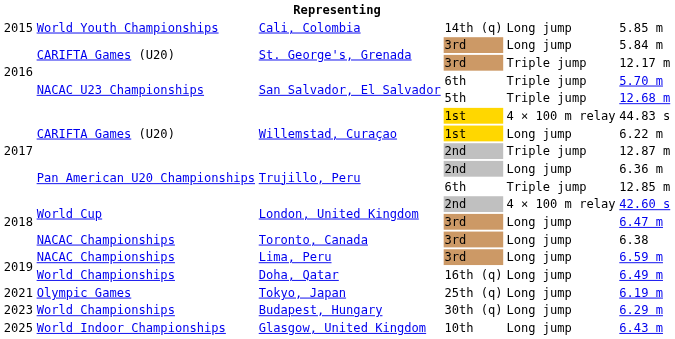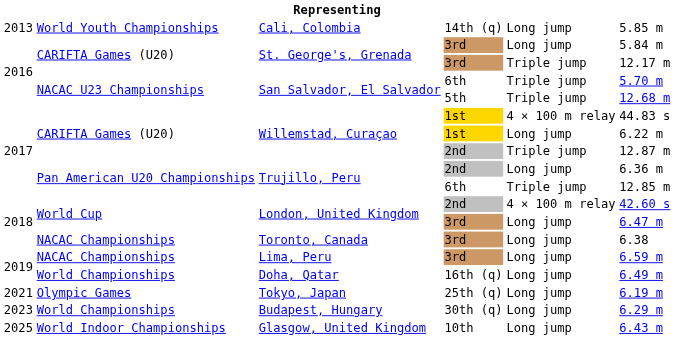(18, 27) 2015 -> (18, 27) 2013
